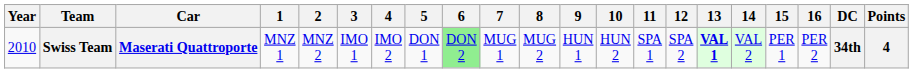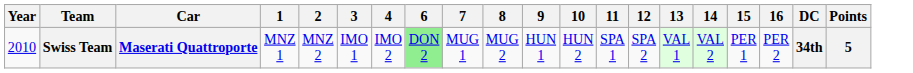- column: (424, 15)
(714, 47) bold -> (676, 47) normal
(886, 47) 4 -> (848, 47) 5
